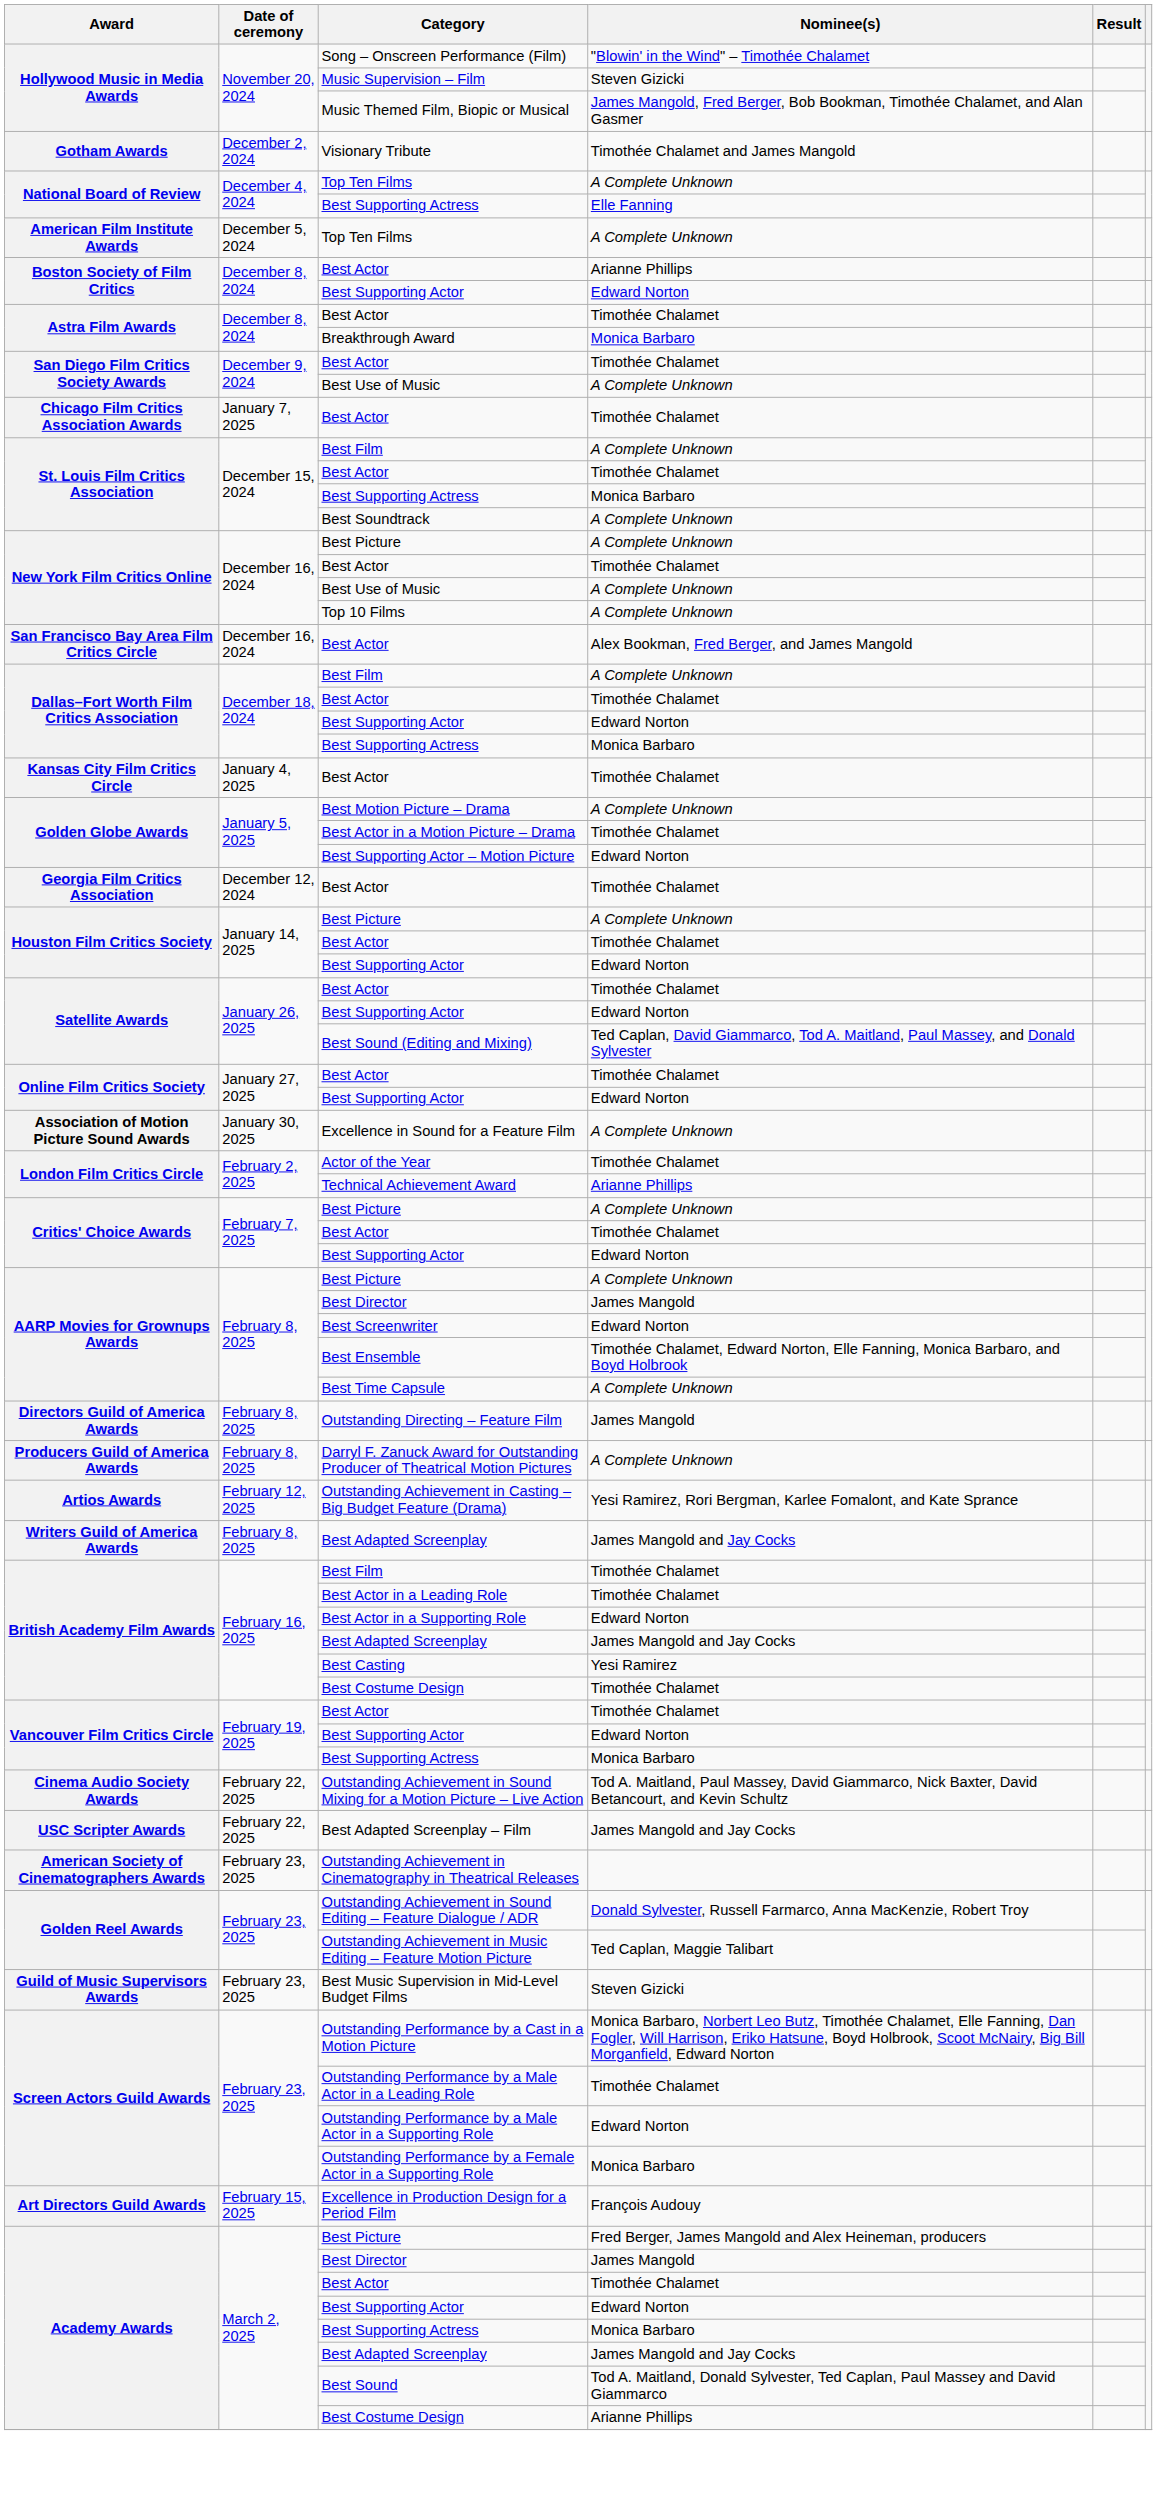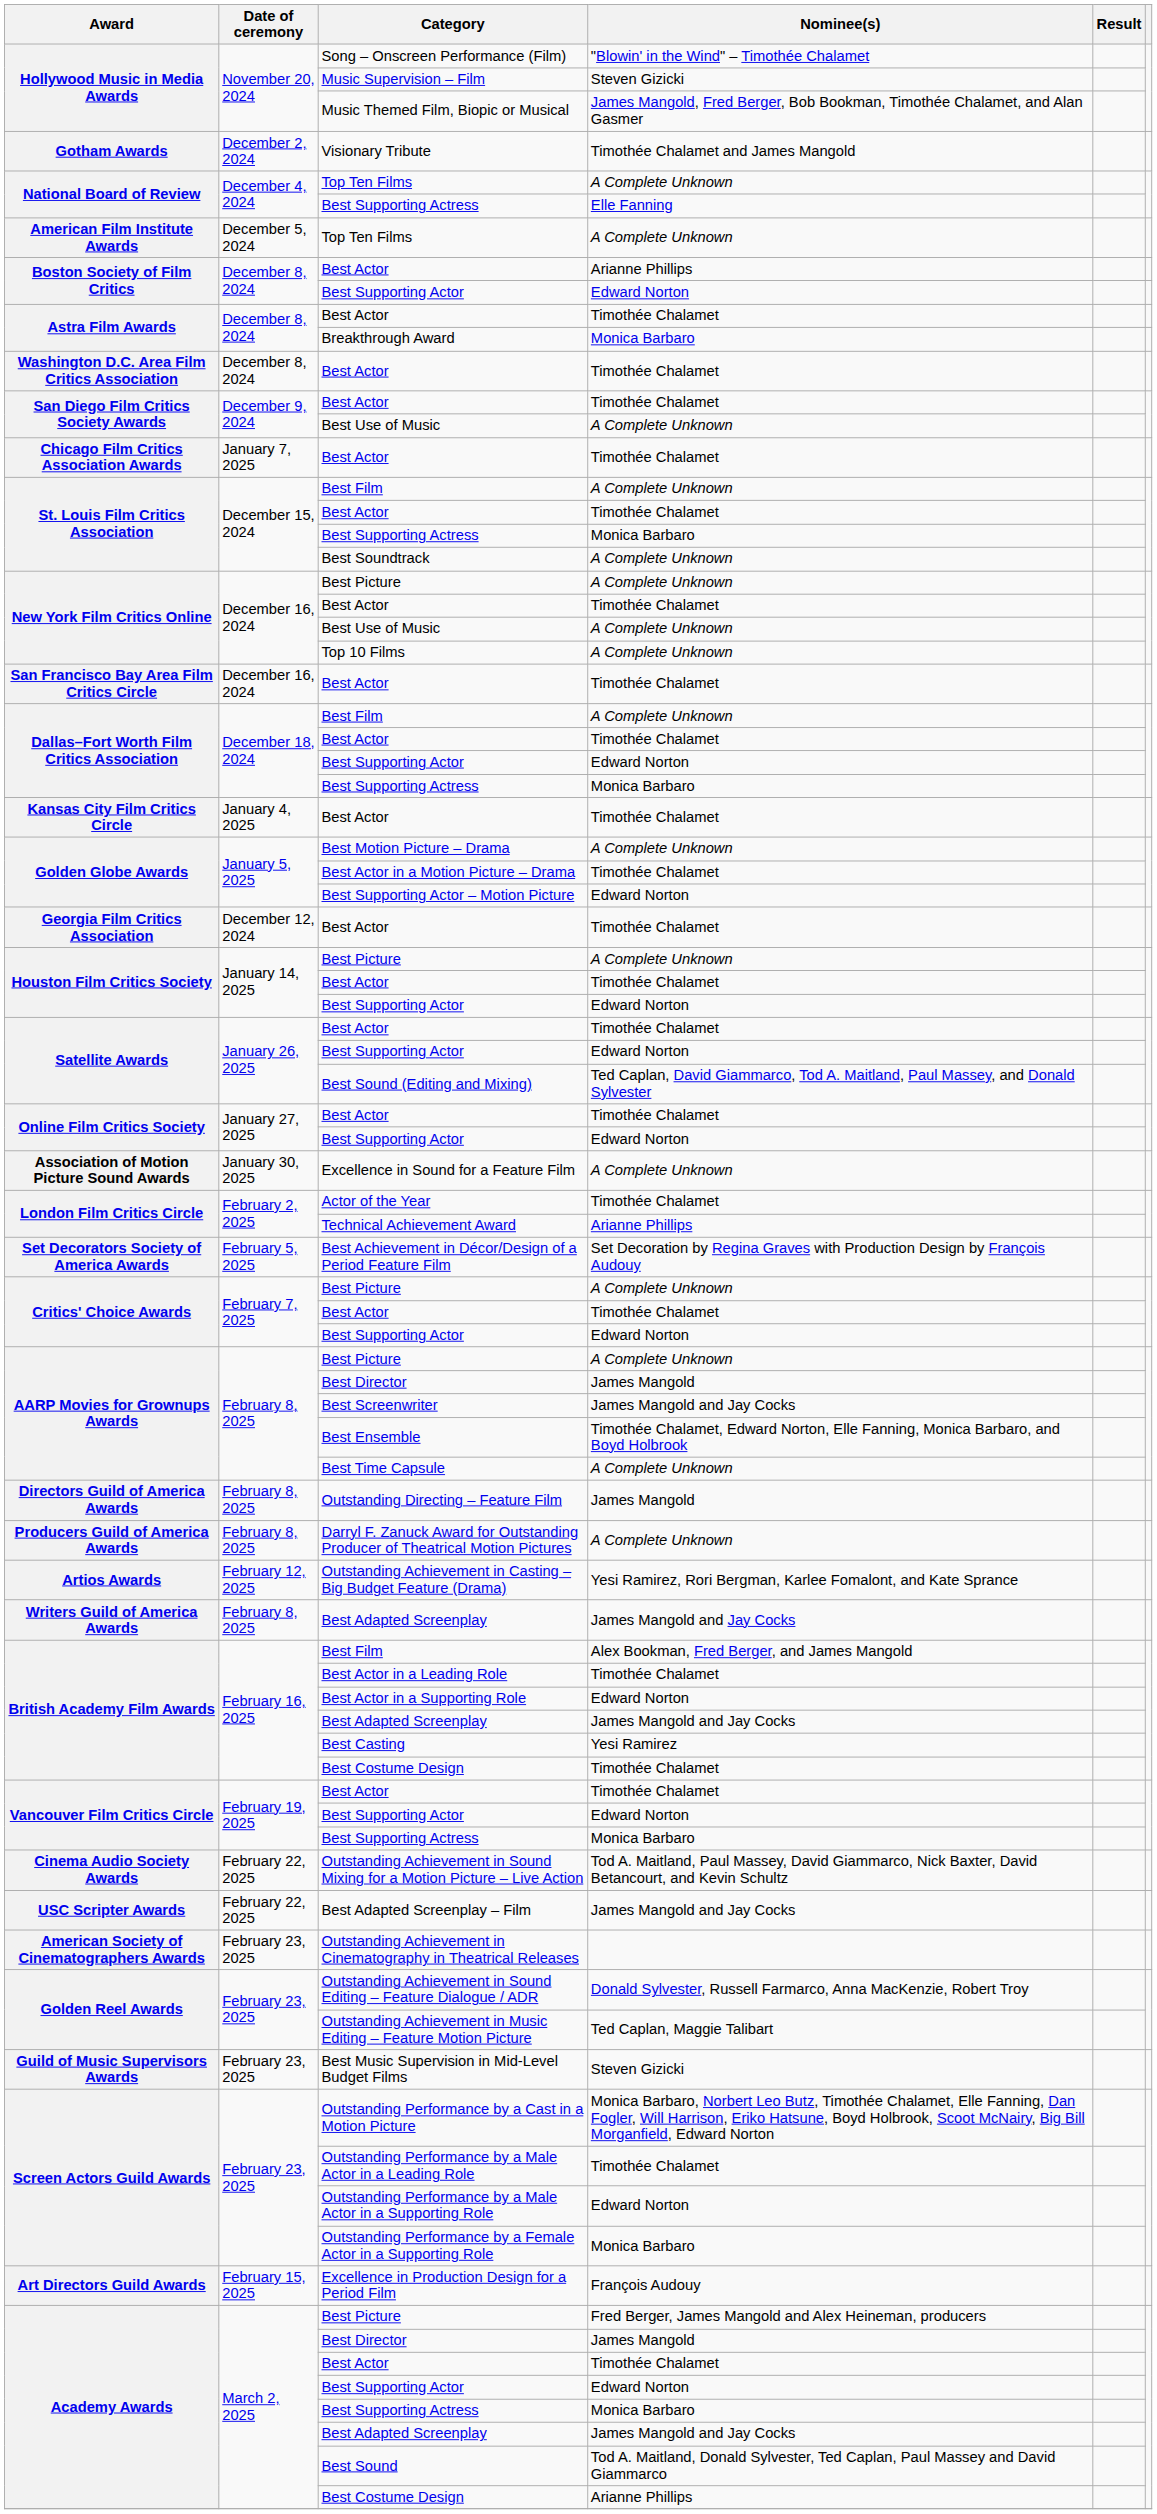+ row: (112, 370)
(752, 644) Alex Bookman, Fred Berger, and James Mangold -> (655, 684) Timothée Chalamet
+ row: (112, 1257)
(640, 1325) Edward Norton -> (693, 1405) James Mangold and Jay Cocks
(655, 1571) Timothée Chalamet -> (752, 1651) Alex Bookman, Fred Berger, and James Mangold
